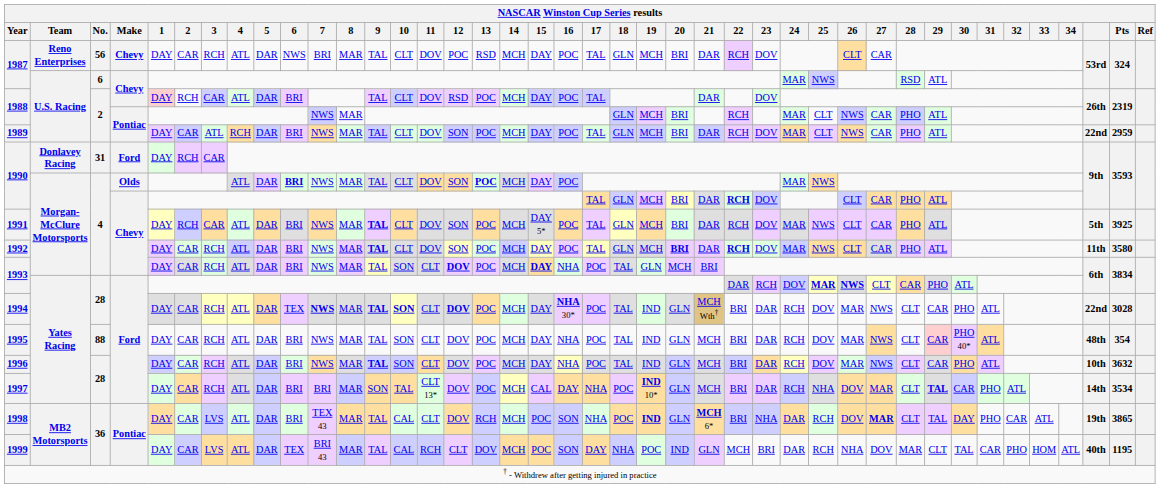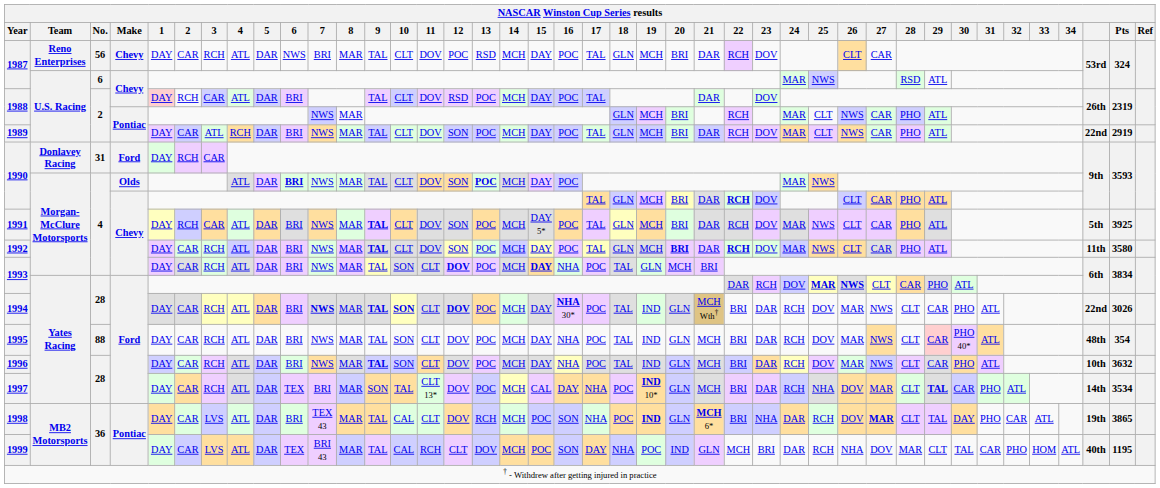(1122, 133) 2959 -> (1122, 133) 2919
(294, 308) TEX -> (294, 308) BRI
(1122, 308) 3028 -> (1122, 308) 3026
(294, 388) BRI -> (294, 388) TEX
